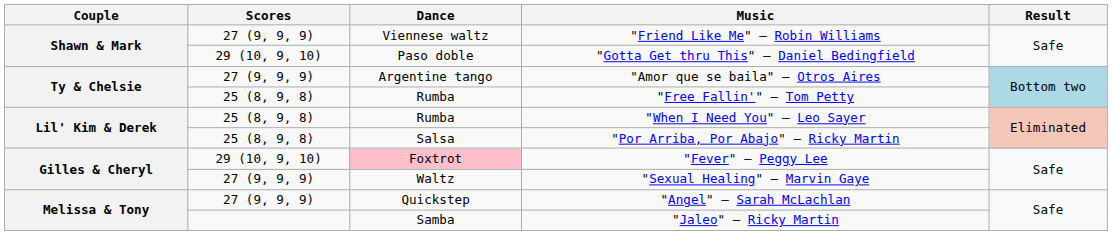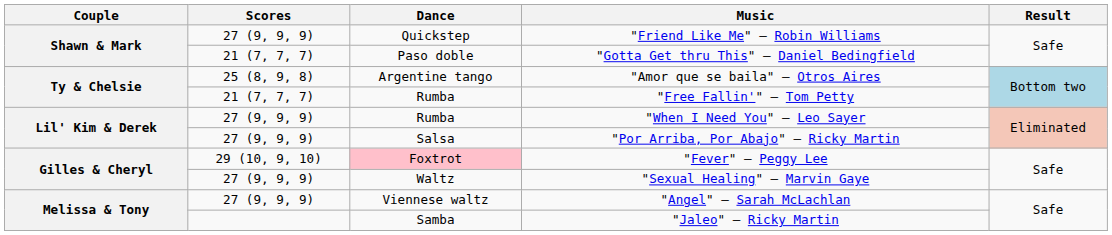(436, 35) Viennese waltz -> (436, 35) Quickstep
(269, 56) 29 (10, 9, 10) -> (269, 56) 21 (7, 7, 7)
(269, 76) 27 (9, 9, 9) -> (269, 76) 25 (8, 9, 8)
(269, 97) 25 (8, 9, 8) -> (269, 97) 21 (7, 7, 7)
(269, 118) 25 (8, 9, 8) -> (269, 118) 27 (9, 9, 9)
(269, 138) 25 (8, 9, 8) -> (269, 138) 27 (9, 9, 9)
(436, 200) Quickstep -> (436, 200) Viennese waltz
